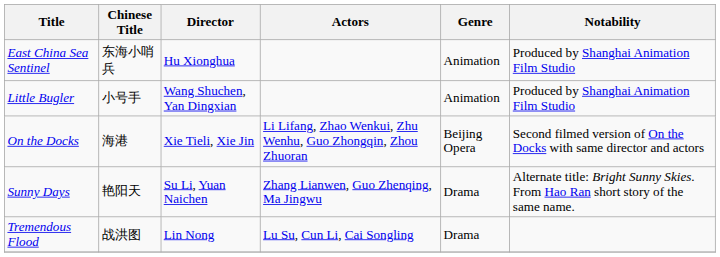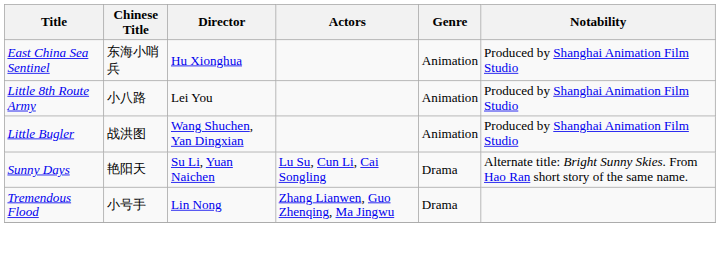+ row: (48, 98)
(122, 97) 小号手 -> (126, 133) 战洪图
- row: (43, 141)
(347, 191) Zhang Lianwen, Guo Zhenqing, Ma Jingwu -> (329, 169) Lu Su, Cun Li, Cai Songling
(122, 234) 战洪图 -> (126, 204) 小号手
(338, 234) Lu Su, Cun Li, Cai Songling -> (336, 205) Zhang Lianwen, Guo Zhenqing, Ma Jingwu
